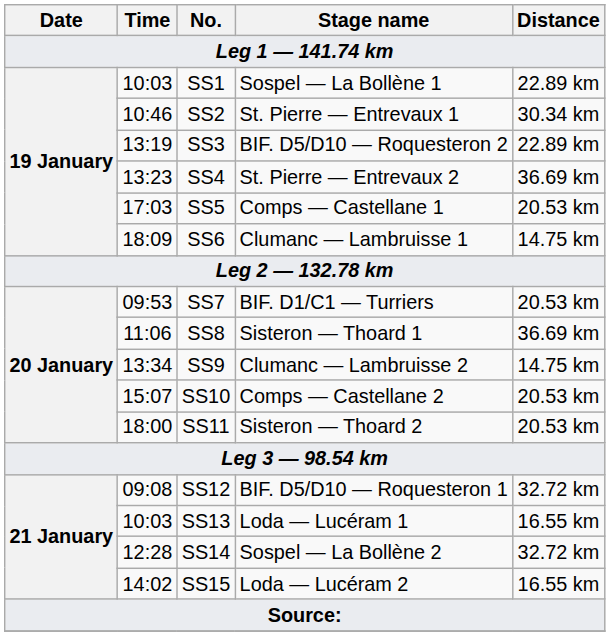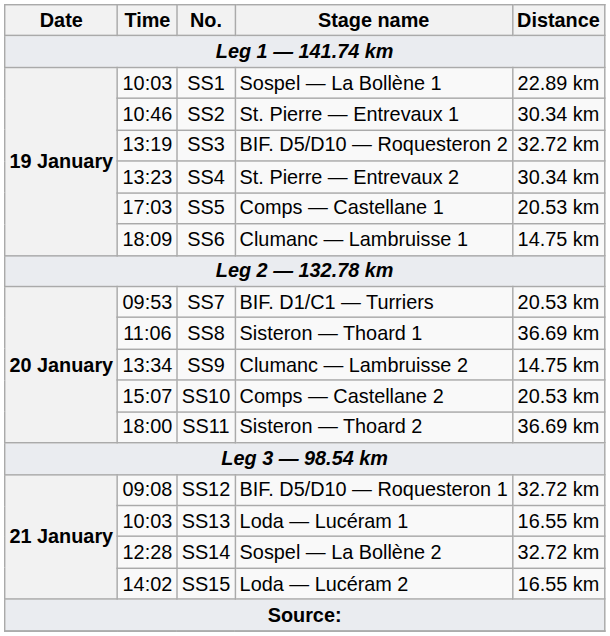(558, 145) 22.89 km -> (558, 145) 32.72 km
(558, 176) 36.69 km -> (558, 176) 30.34 km
(558, 427) 20.53 km -> (558, 427) 36.69 km
